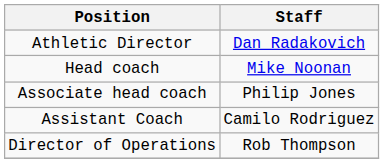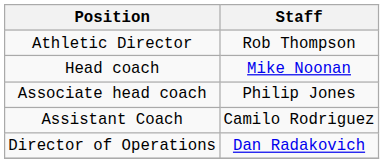(299, 43) Dan Radakovich -> (299, 43) Rob Thompson
(299, 146) Rob Thompson -> (299, 146) Dan Radakovich
